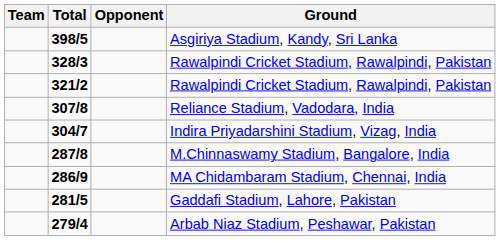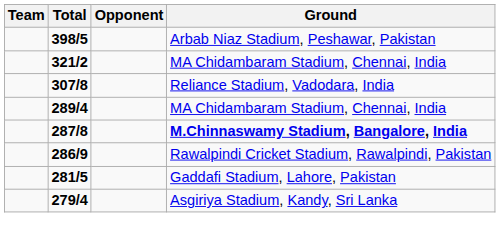(284, 39) Asgiriya Stadium, Kandy, Sri Lanka -> (303, 39) Arbab Niaz Stadium, Peshawar, Pakistan
- row: (70, 62)
(331, 85) Rawalpindi Cricket Stadium, Rawalpindi, Pakistan -> (308, 62) MA Chidambaram Stadium, Chennai, India
- row: (70, 131)
+ row: (70, 108)
(310, 154) normal -> (319, 131) bold
(308, 177) MA Chidambaram Stadium, Chennai, India -> (331, 154) Rawalpindi Cricket Stadium, Rawalpindi, Pakistan
(303, 223) Arbab Niaz Stadium, Peshawar, Pakistan -> (284, 200) Asgiriya Stadium, Kandy, Sri Lanka
